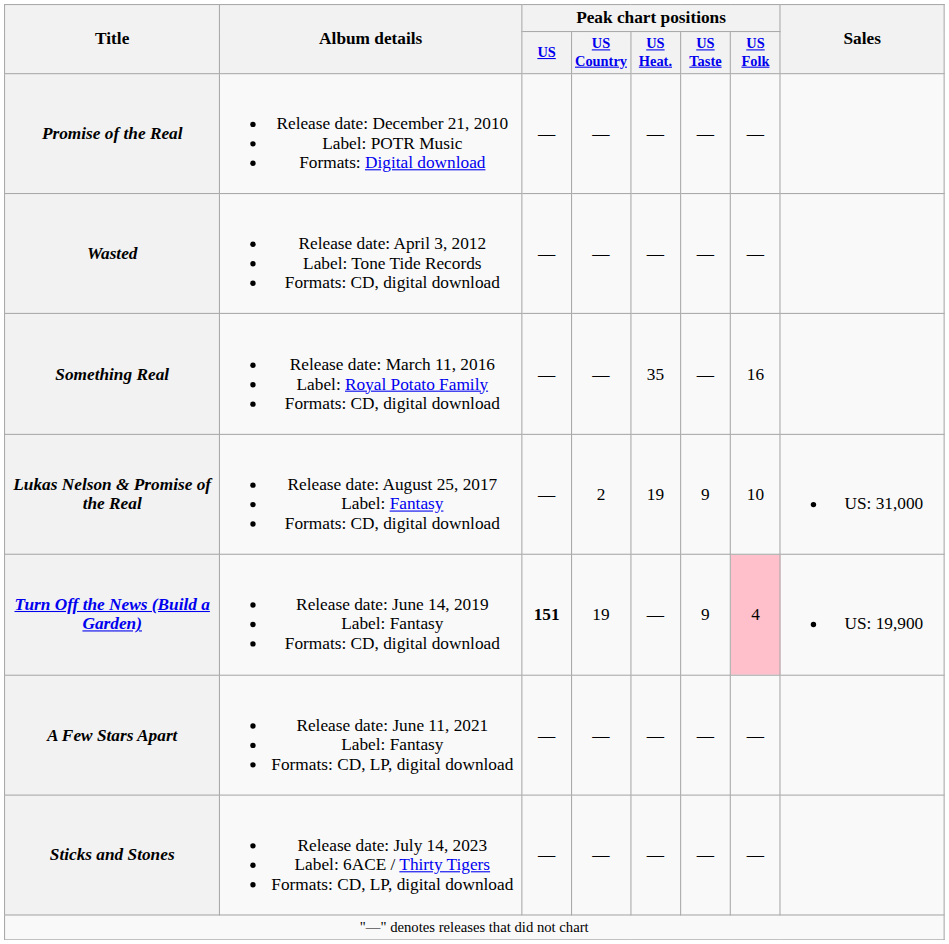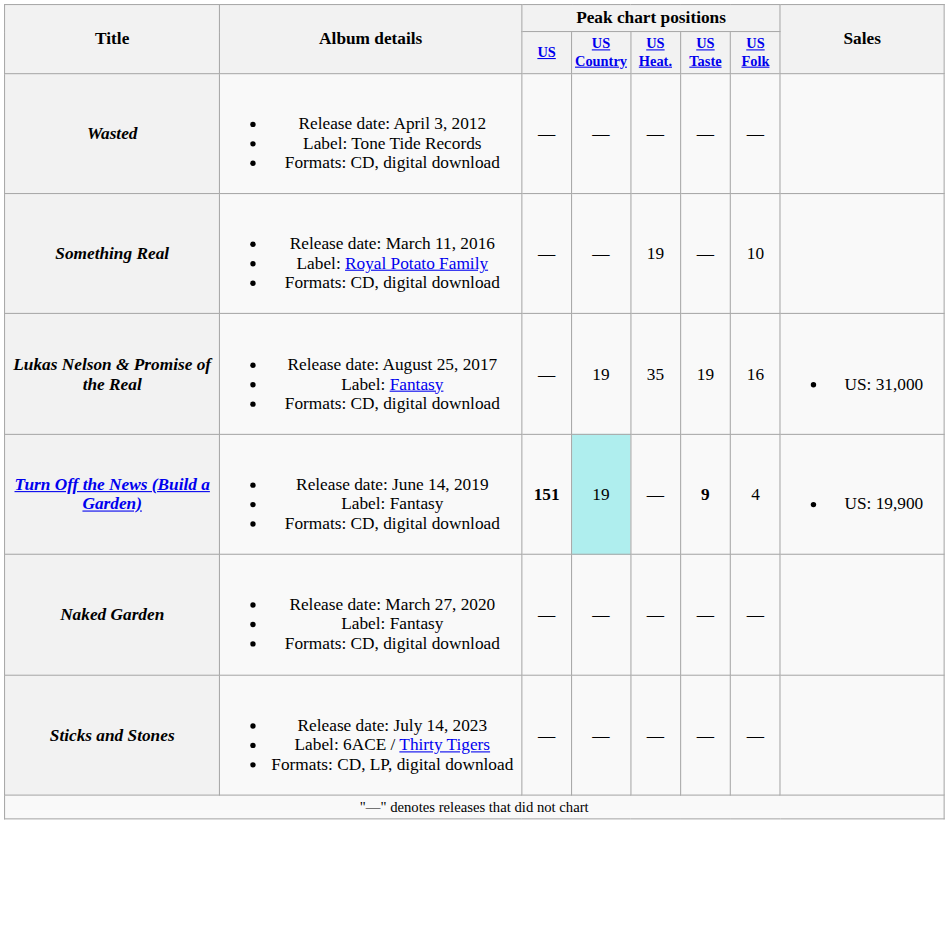- row: (112, 133)
(655, 373) 35 -> (655, 253) 19
(755, 373) 16 -> (755, 253) 10
(601, 494) 2 -> (601, 373) 19
(655, 494) 19 -> (655, 373) 35
(705, 494) 9 -> (705, 373) 19
(755, 494) 10 -> (755, 373) 16
(601, 614) no background -> (601, 494) paleturquoise background
(705, 614) normal -> (705, 494) bold
(755, 614) pink background -> (755, 494) no background
+ row: (112, 614)
- row: (112, 734)
